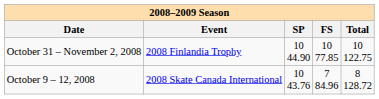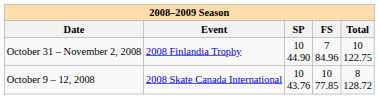(327, 51) 10 77.85 -> (327, 51) 7 84.96
(327, 79) 7 84.96 -> (327, 79) 10 77.85
